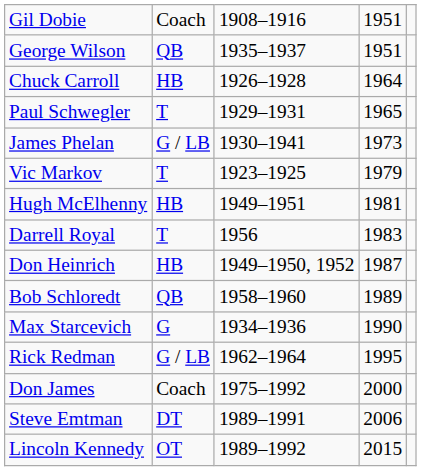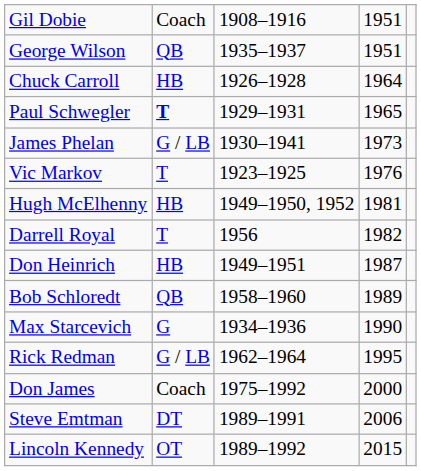(162, 111) normal -> (163, 111) bold
(383, 173) 1979 -> (383, 173) 1976
(262, 204) 1949–1951 -> (287, 204) 1949–1950, 1952
(383, 234) 1983 -> (383, 234) 1982
(287, 265) 1949–1950, 1952 -> (262, 265) 1949–1951
